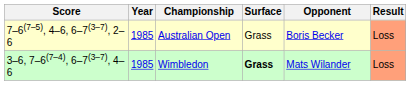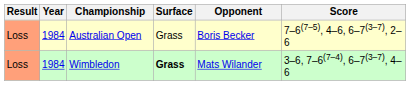columns swapped: (388, 12) <-> (66, 12)
(142, 35) 1985 -> (53, 35) 1984
(142, 65) 1985 -> (53, 65) 1984
